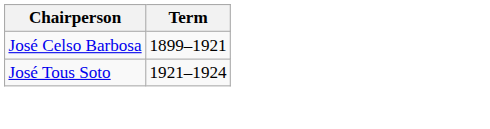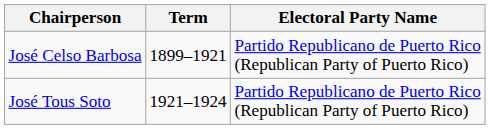+ column: (358, 18)
